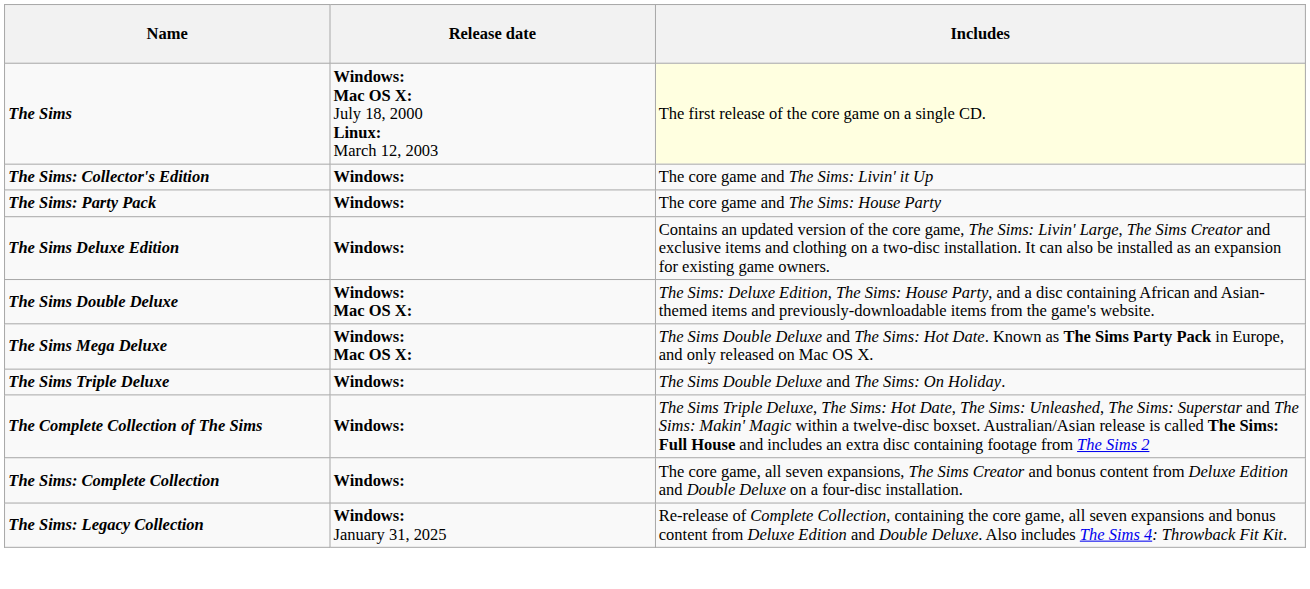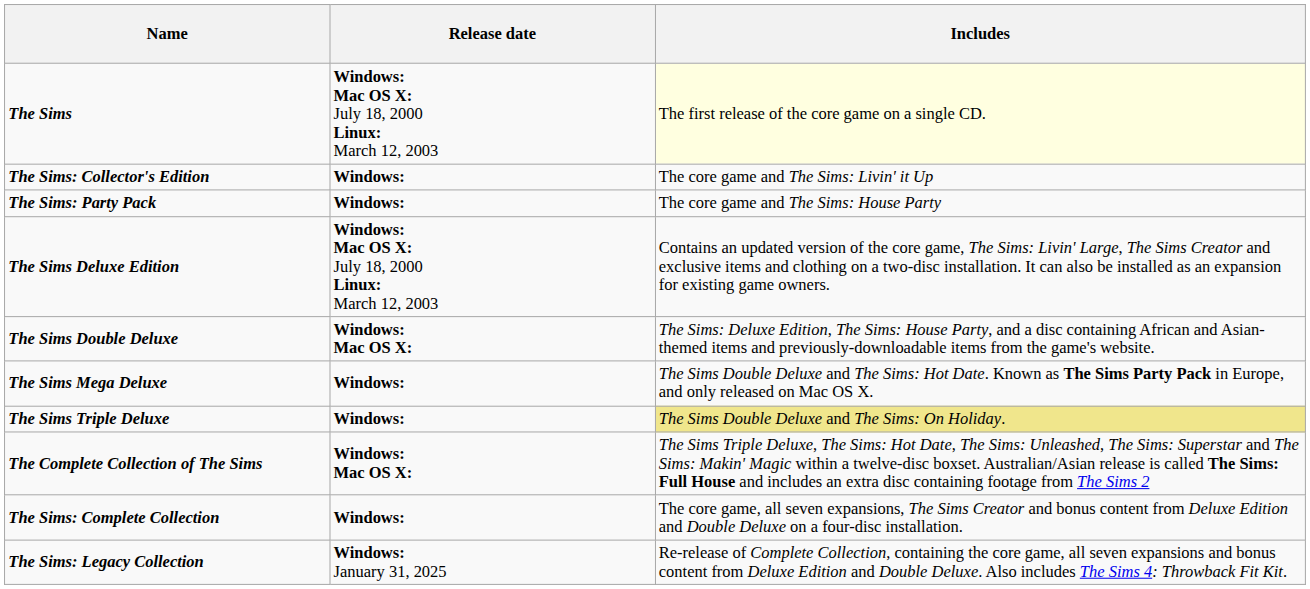(369, 247) Windows: -> (386, 266) Windows: Mac OS X: July 18, 2000 Linux: March 12, 2003
(373, 346) Windows: Mac OS X: -> (369, 383) Windows:
(832, 381) no background -> (832, 418) khaki background
(369, 426) Windows: -> (373, 463) Windows: Mac OS X:
